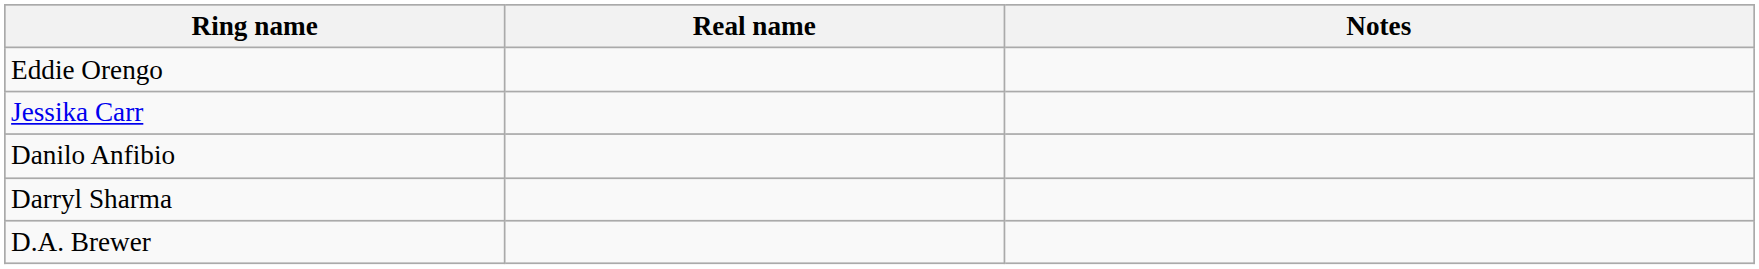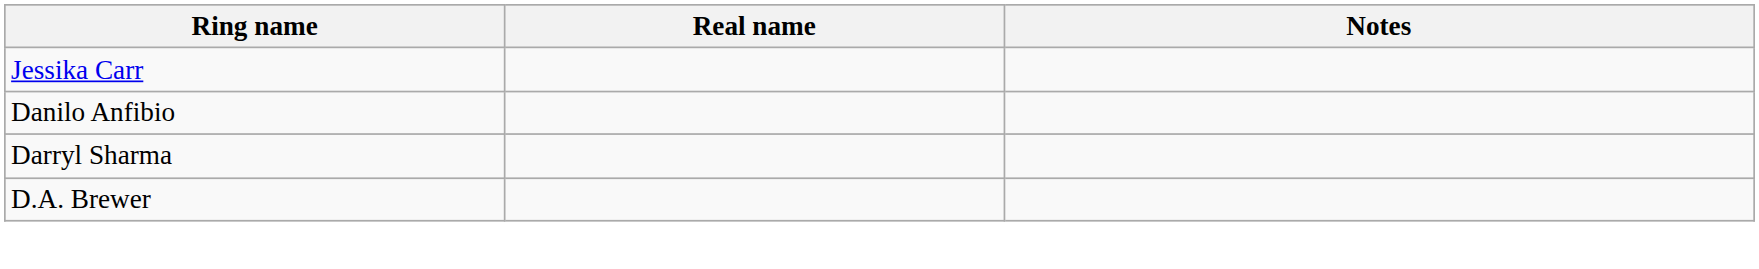- row: (87, 69)
